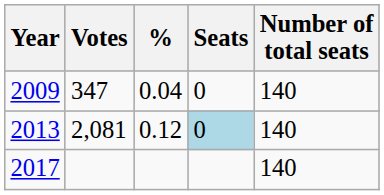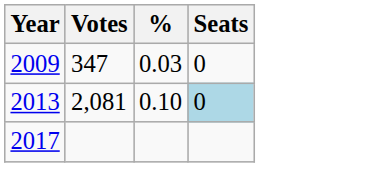- column: (317, 37)
(161, 90) 0.04 -> (161, 63) 0.03
(161, 129) 0.12 -> (161, 102) 0.10
